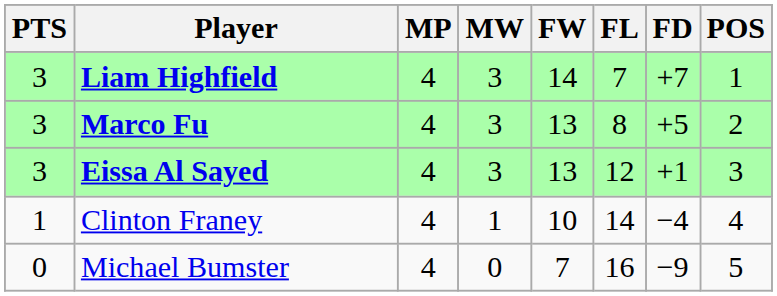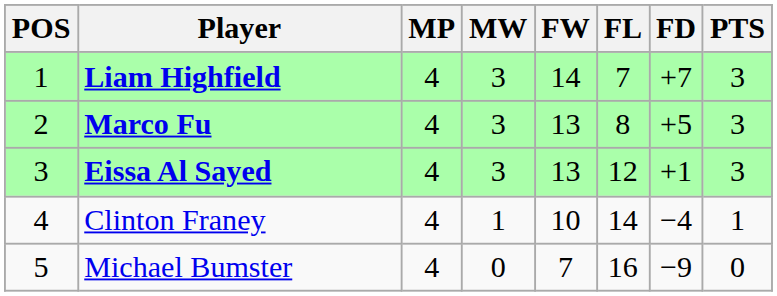columns swapped: (736, 28) <-> (39, 28)
